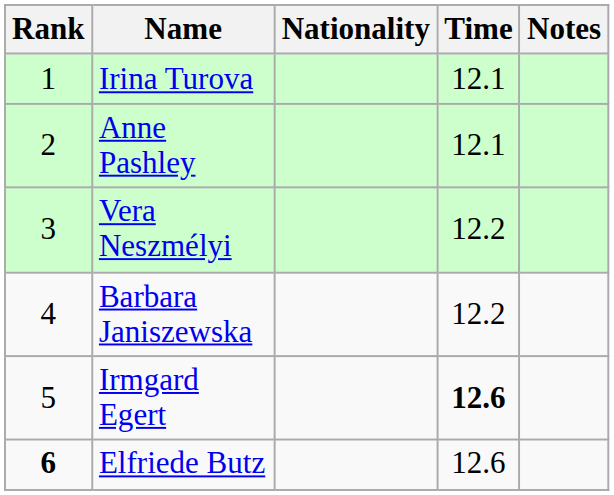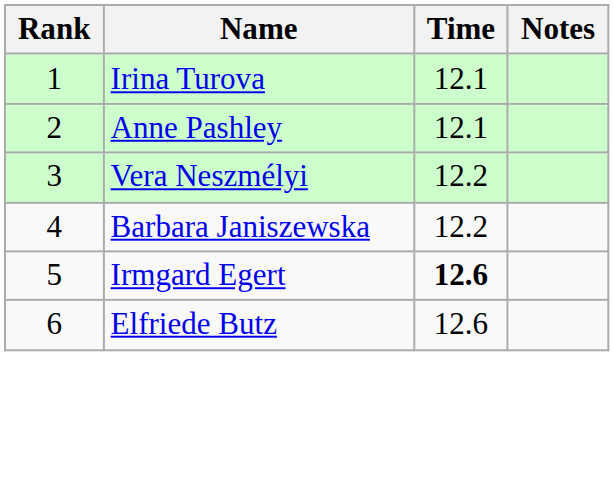- column: (356, 29)
(48, 464) bold -> (54, 324) normal
